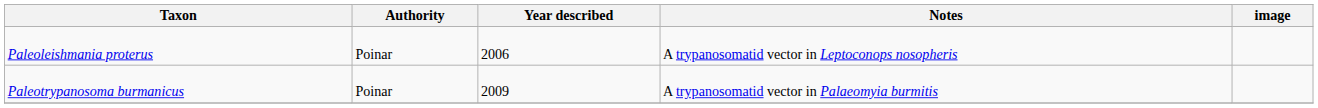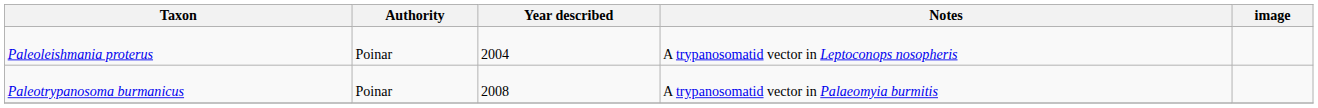(495, 53) 2006 -> (495, 53) 2004
(495, 92) 2009 -> (495, 92) 2008
